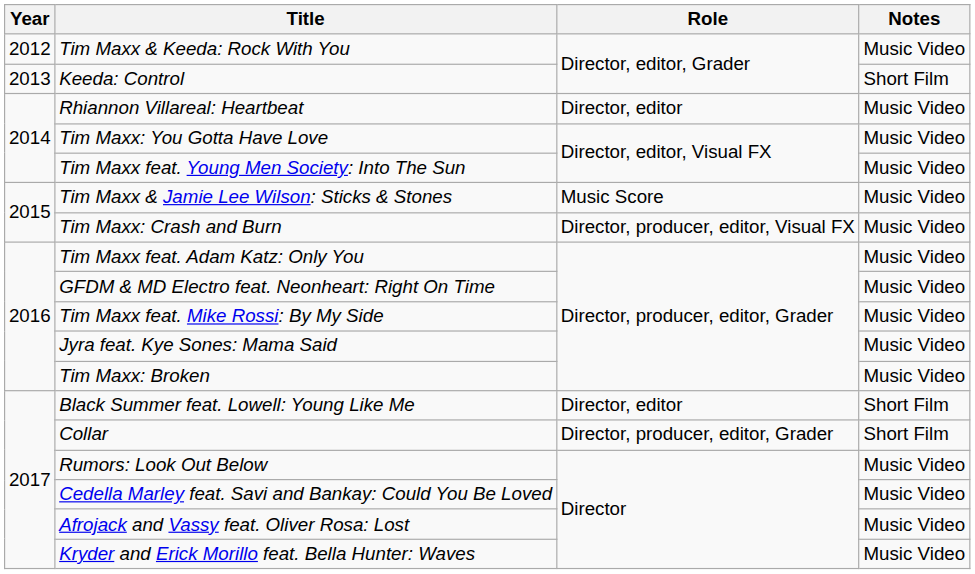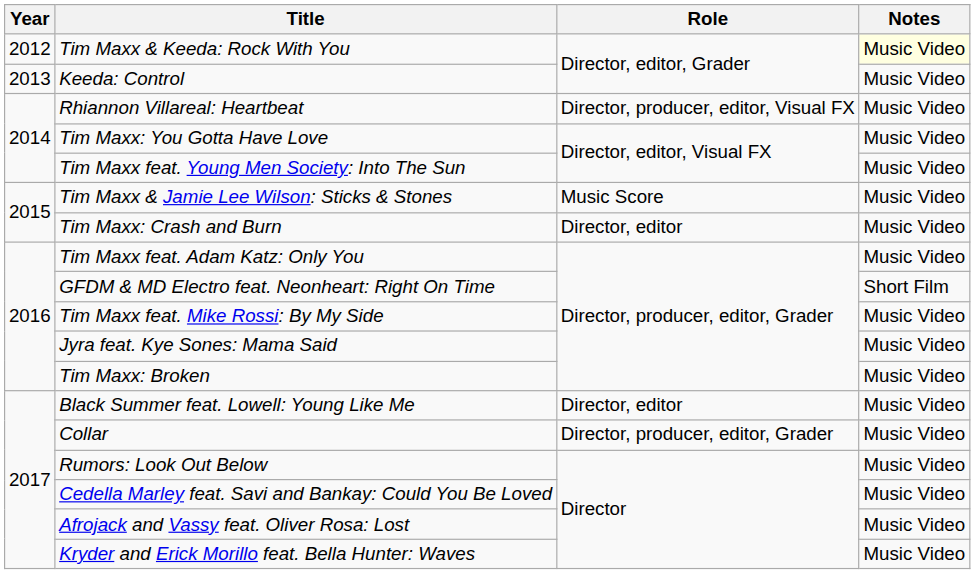(914, 49) no background -> (914, 49) lightyellow background
(906, 78) Short Film -> (914, 78) Music Video
(622, 108) Director, editor -> (708, 108) Director, producer, editor, Visual FX
(708, 227) Director, producer, editor, Visual FX -> (622, 227) Director, editor
(914, 286) Music Video -> (906, 286) Short Film
(906, 405) Short Film -> (914, 405) Music Video
(906, 434) Short Film -> (914, 434) Music Video
